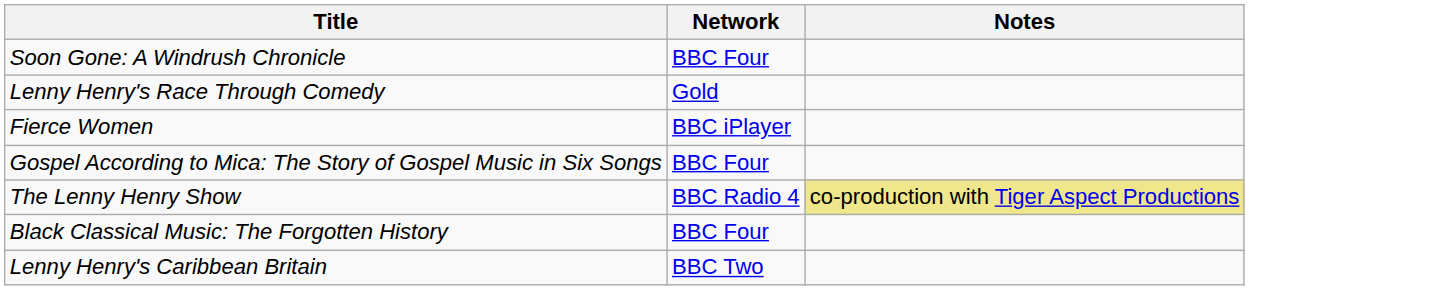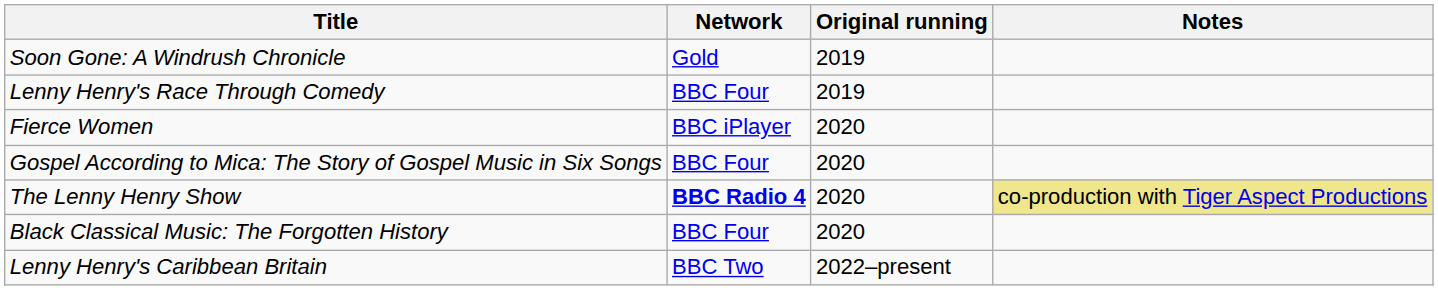+ column: (902, 22)
(720, 57) BBC Four -> (695, 57) Gold
(695, 92) Gold -> (720, 92) BBC Four
(736, 197) normal -> (739, 197) bold
